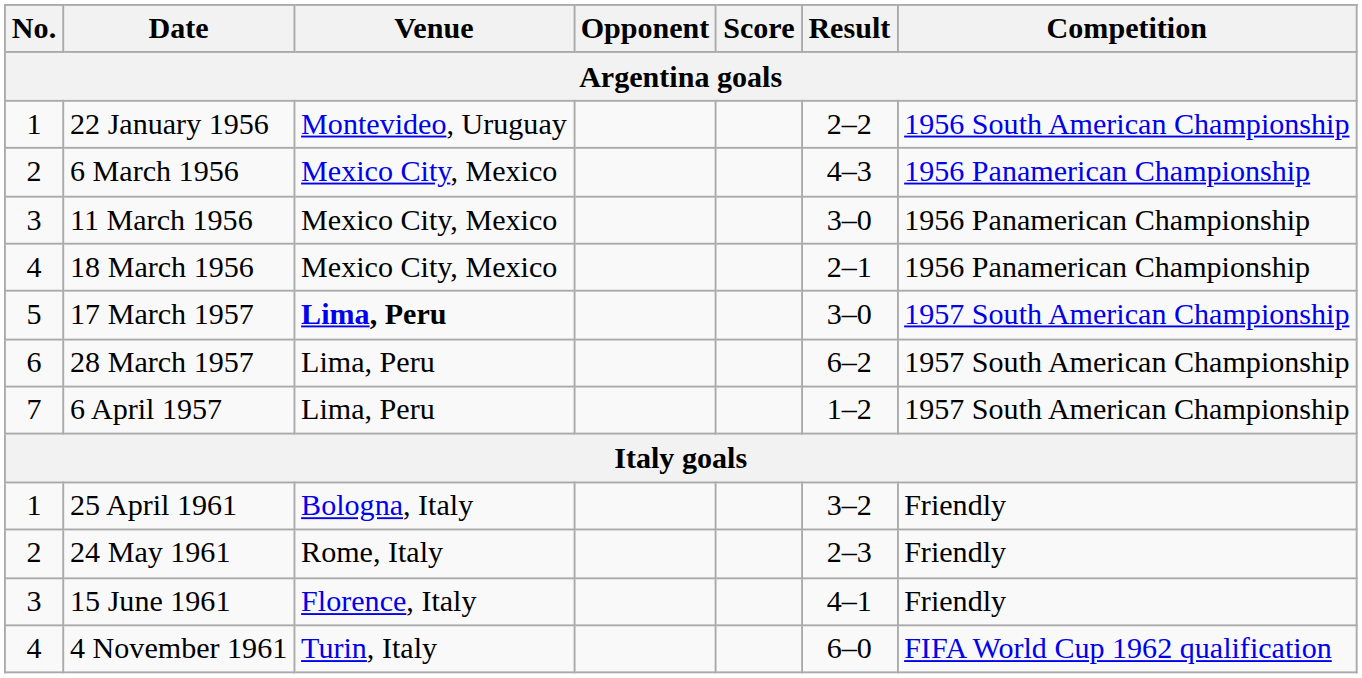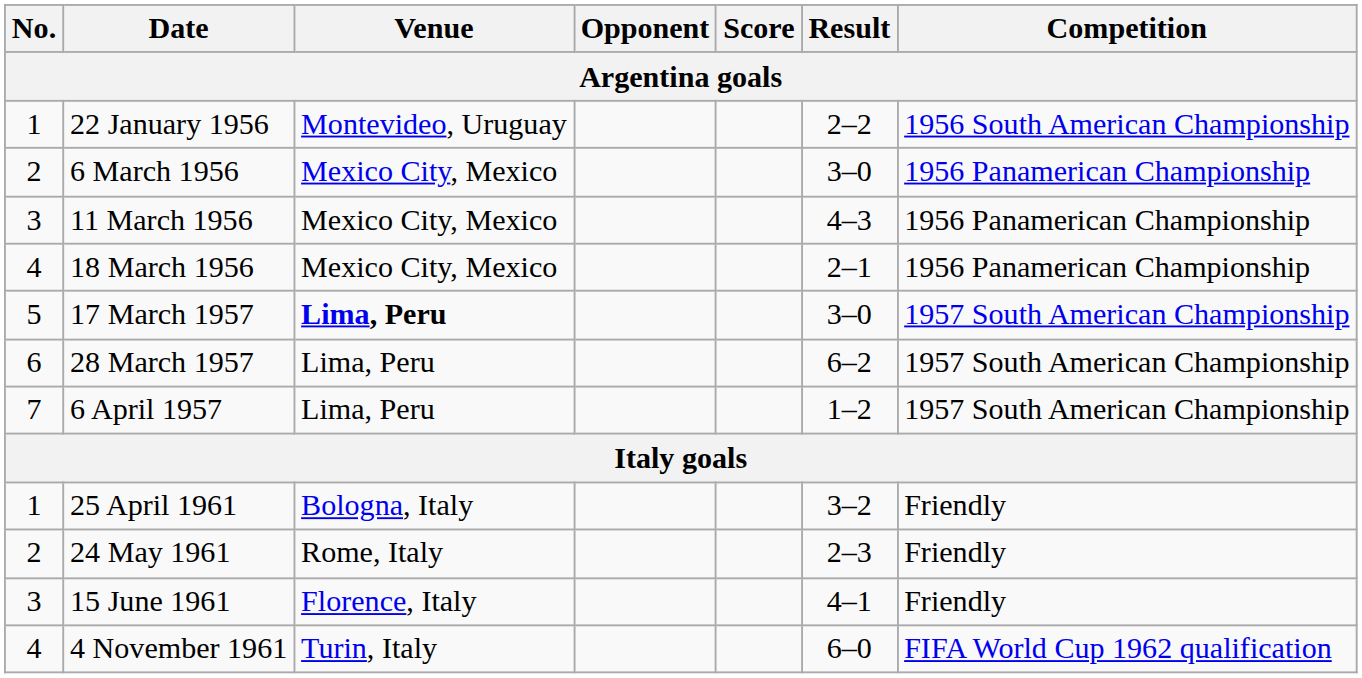(849, 171) 4–3 -> (849, 171) 3–0
(849, 219) 3–0 -> (849, 219) 4–3
